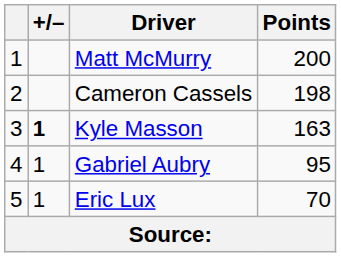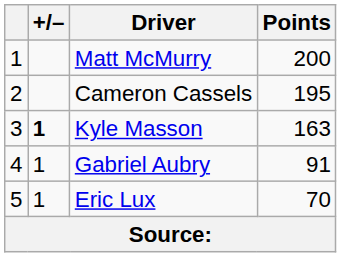(312, 93) 198 -> (312, 93) 195
(318, 164) 95 -> (318, 164) 91
